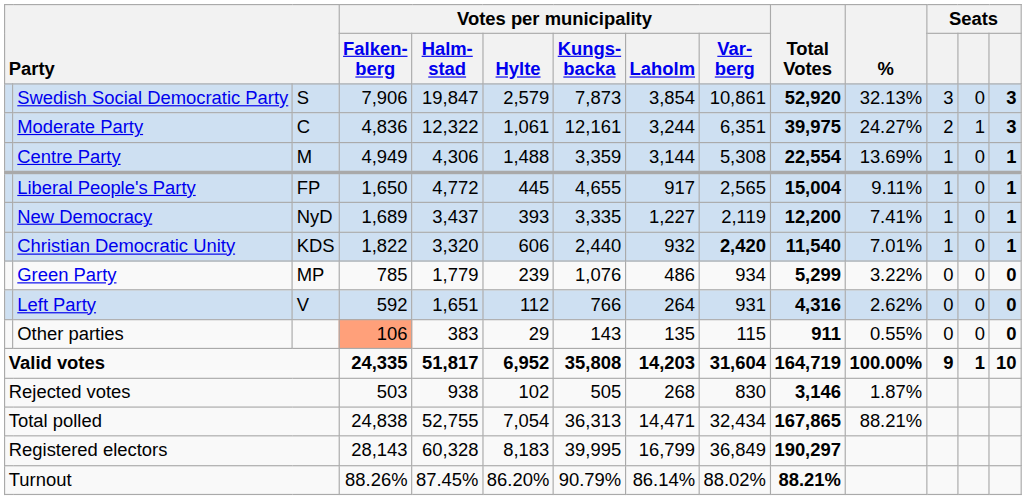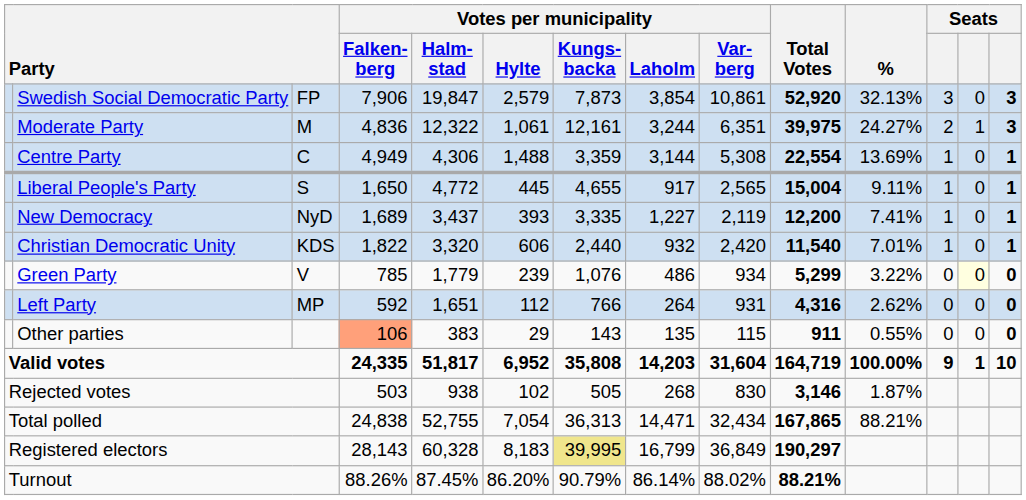(303, 98) S -> (309, 98) FP
(303, 127) C -> (304, 127) M
(304, 156) M -> (303, 156) C
(309, 187) FP -> (303, 187) S
(743, 246) bold -> (743, 246) normal
(311, 275) MP -> (303, 275) V
(980, 275) no background -> (980, 275) lightyellow background
(303, 304) V -> (311, 304) MP
(593, 450) no background -> (593, 450) khaki background
